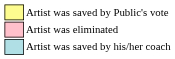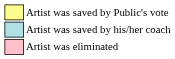rows swapped: (98, 46) <-> (72, 29)
